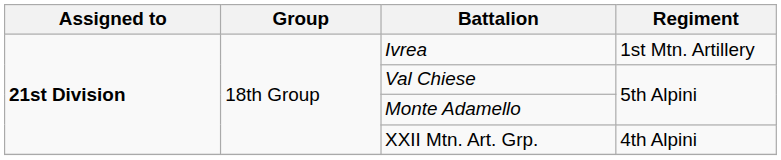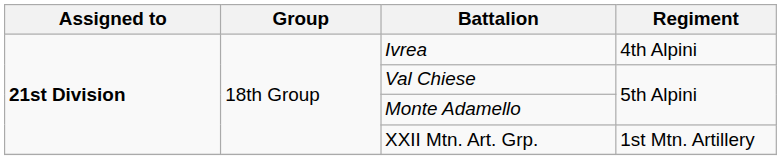(687, 49) 1st Mtn. Artillery -> (659, 49) 4th Alpini
(659, 139) 4th Alpini -> (687, 139) 1st Mtn. Artillery
